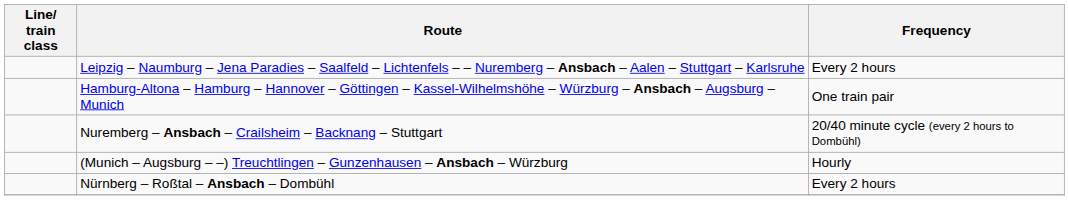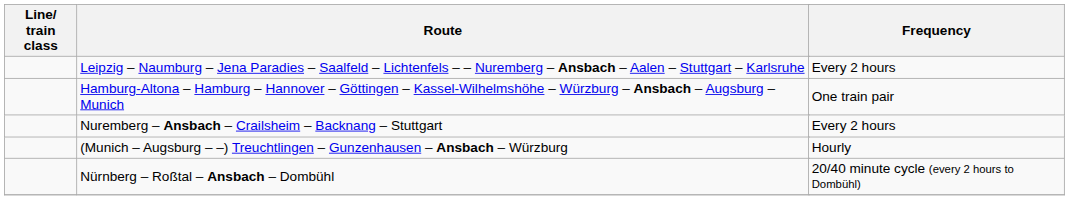(913, 133) 20/40 minute cycle (every 2 hours to Dombühl) -> (854, 125) Every 2 hours
(854, 184) Every 2 hours -> (913, 176) 20/40 minute cycle (every 2 hours to Dombühl)
